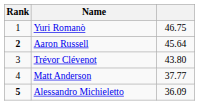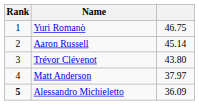(18, 44) bold -> (18, 44) normal
(176, 44) 45.64 -> (176, 44) 45.14
(176, 76) 37.77 -> (176, 76) 37.97
